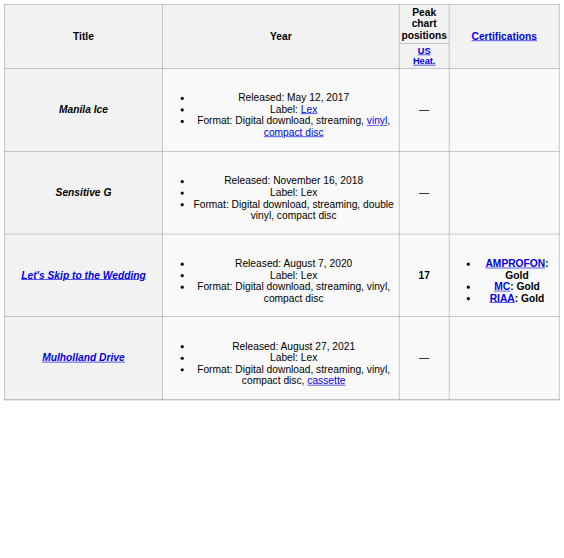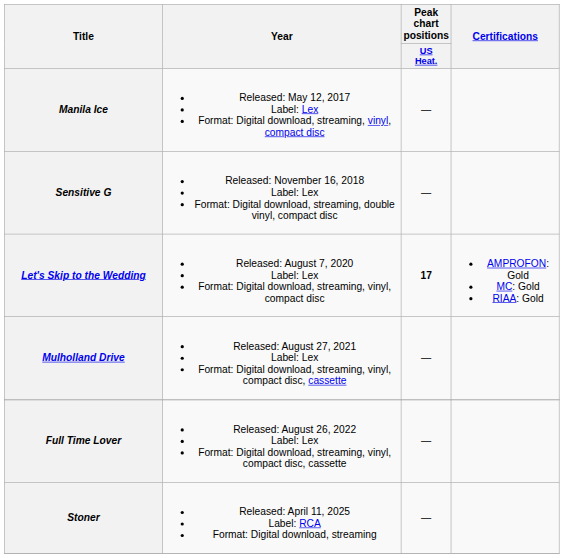(504, 281) bold -> (505, 281) normal
+ row: (83, 441)
+ row: (83, 518)
